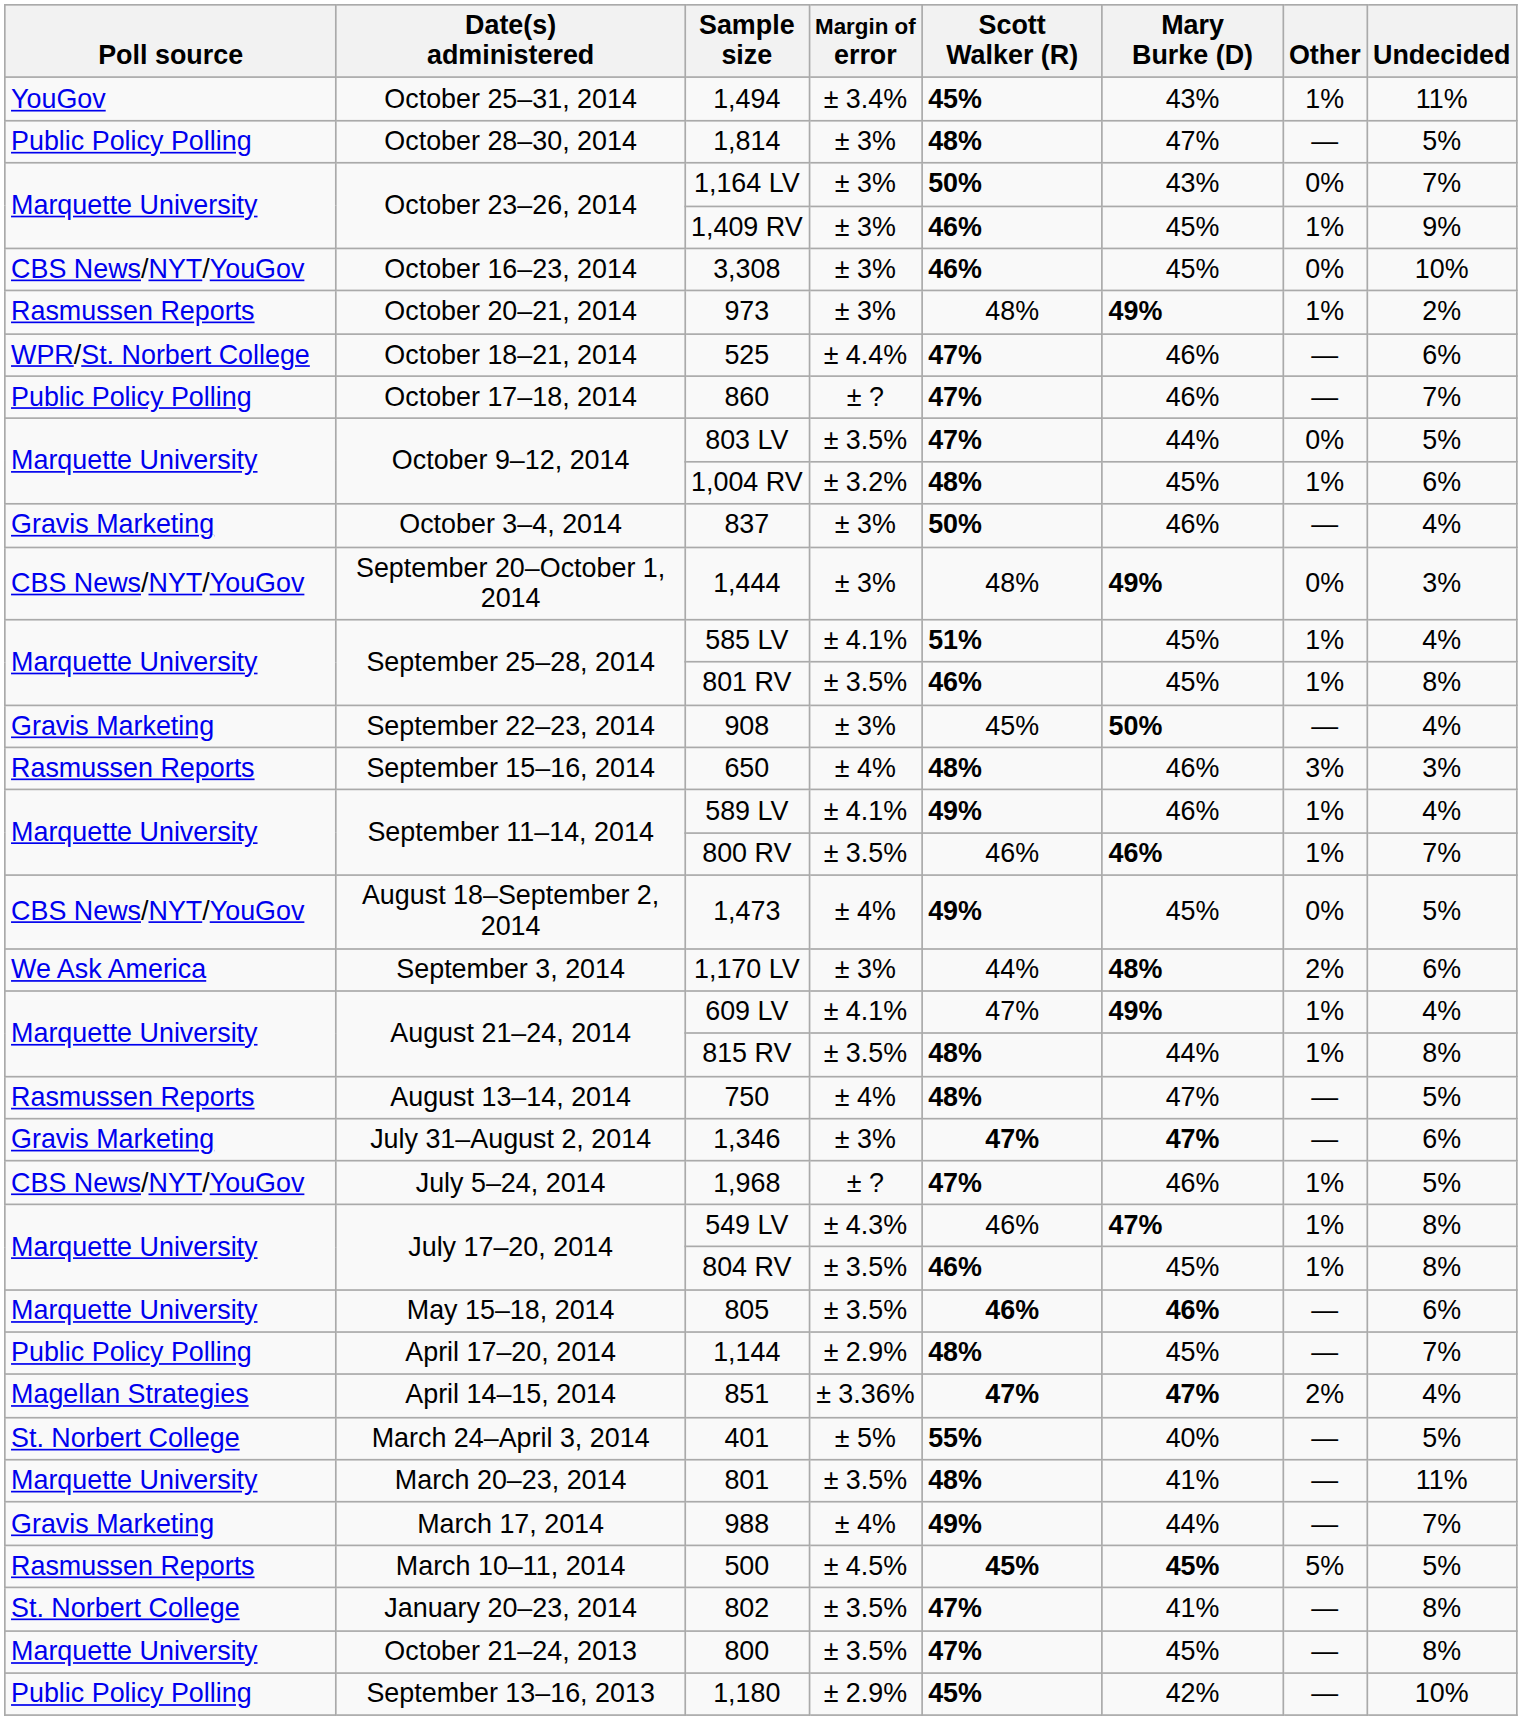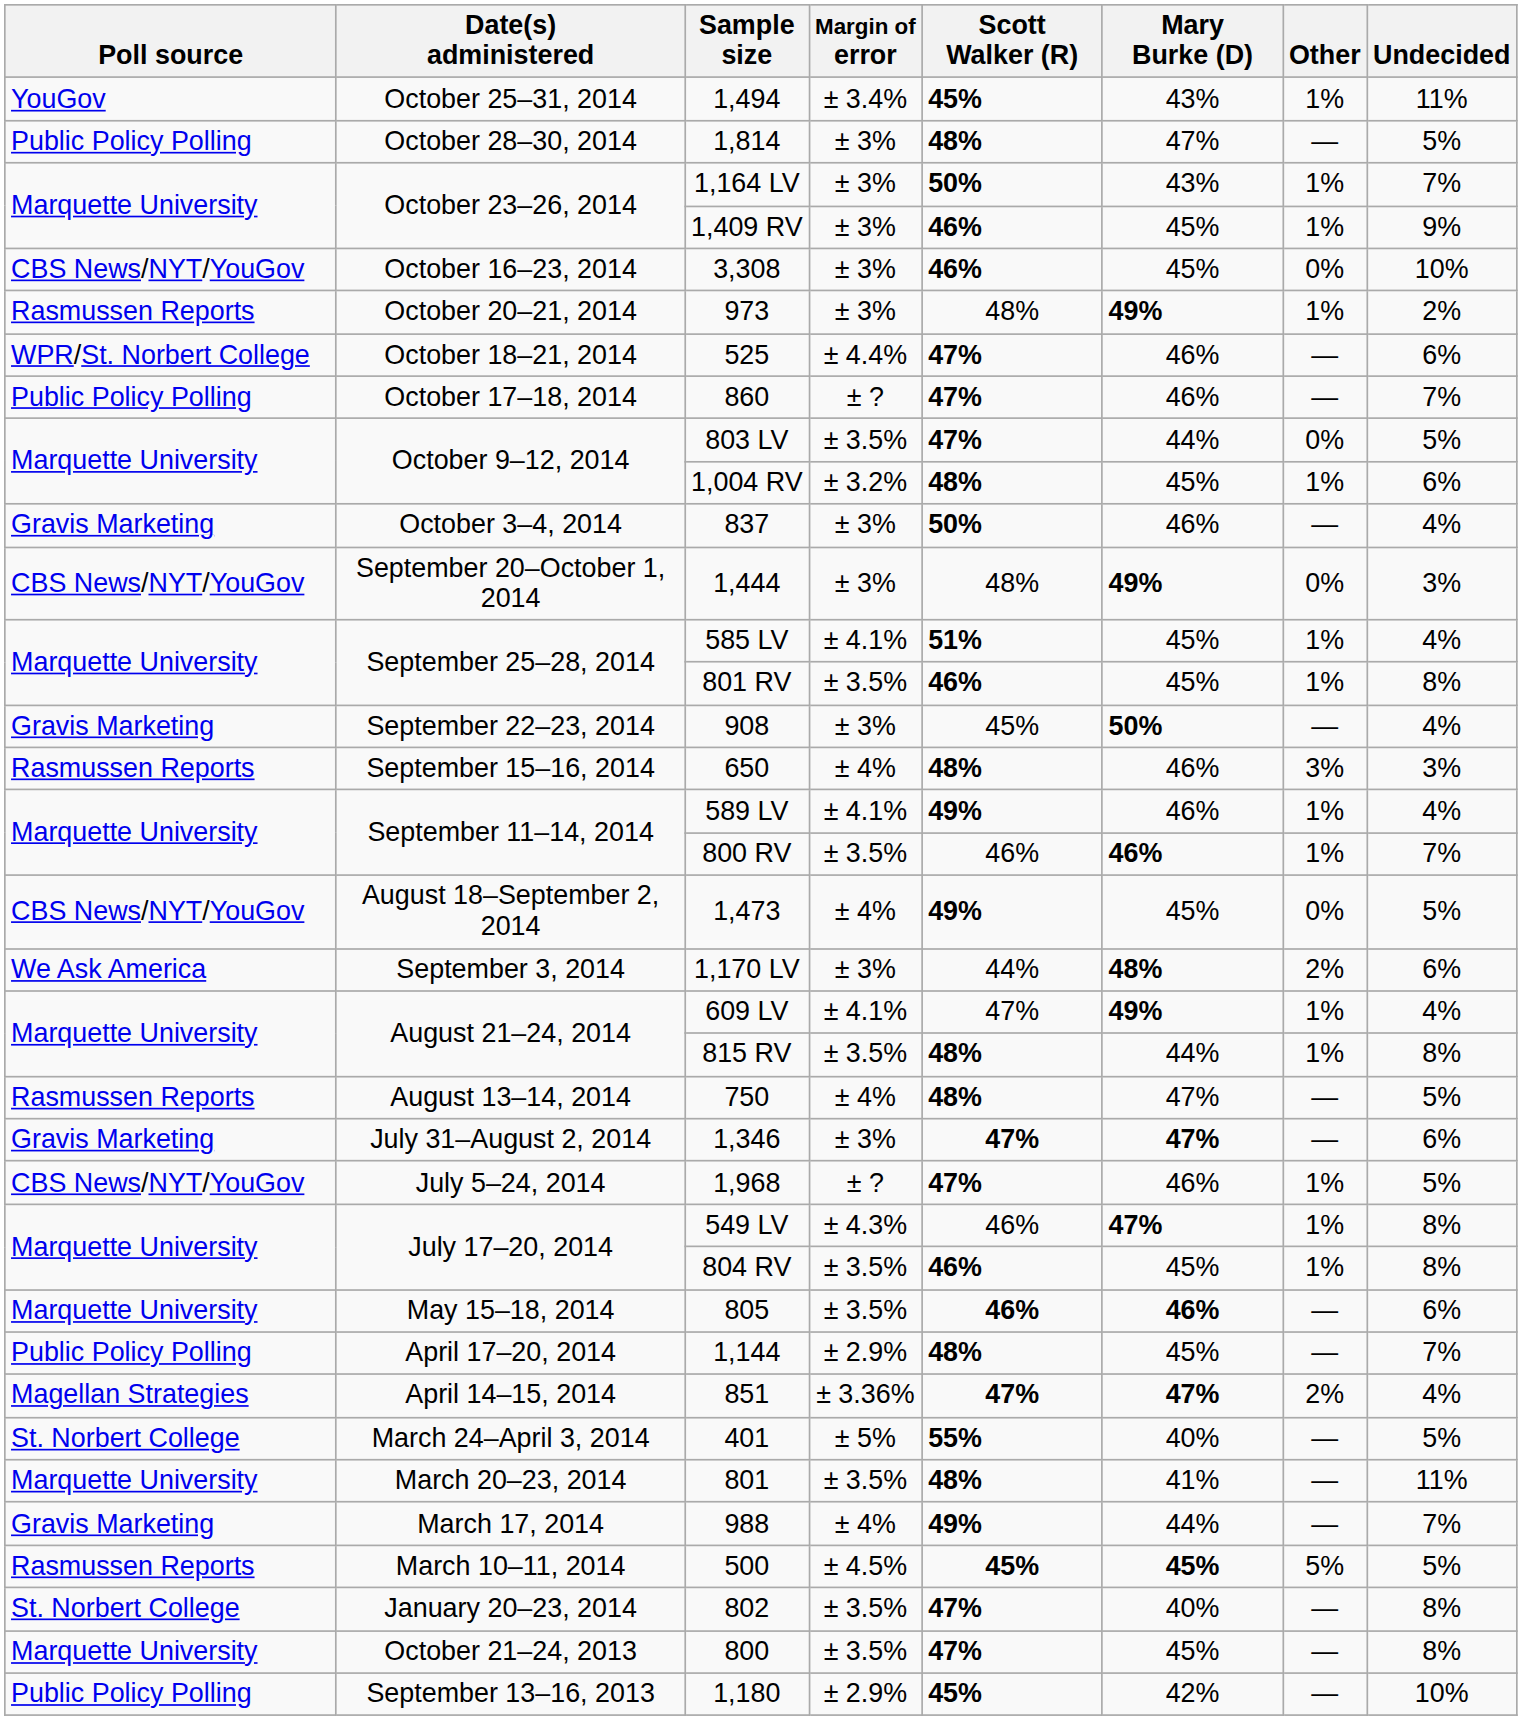(1325, 183) 0% -> (1325, 183) 1%
(1193, 1608) 41% -> (1193, 1608) 40%
